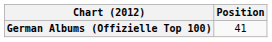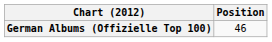(241, 29) 41 -> (241, 29) 46
